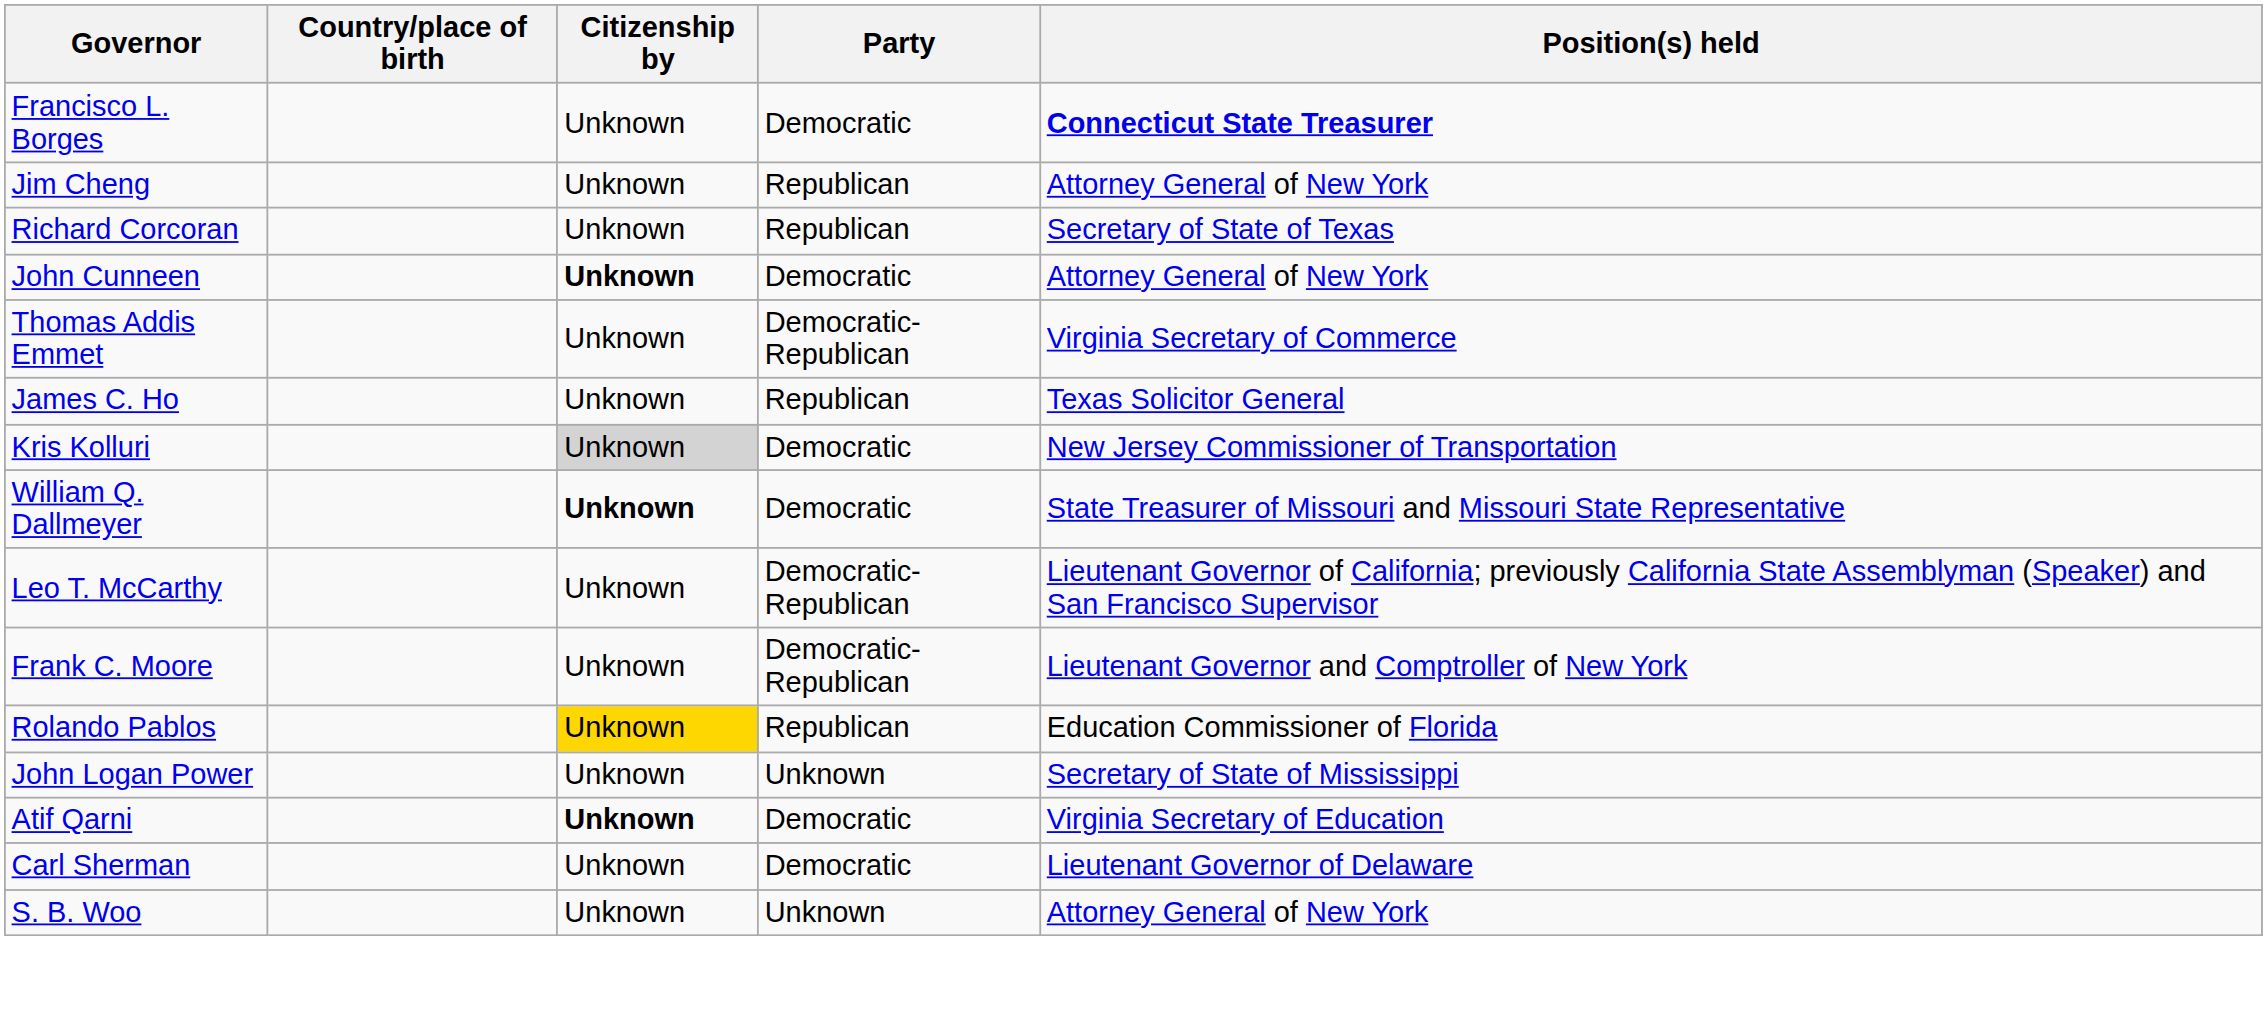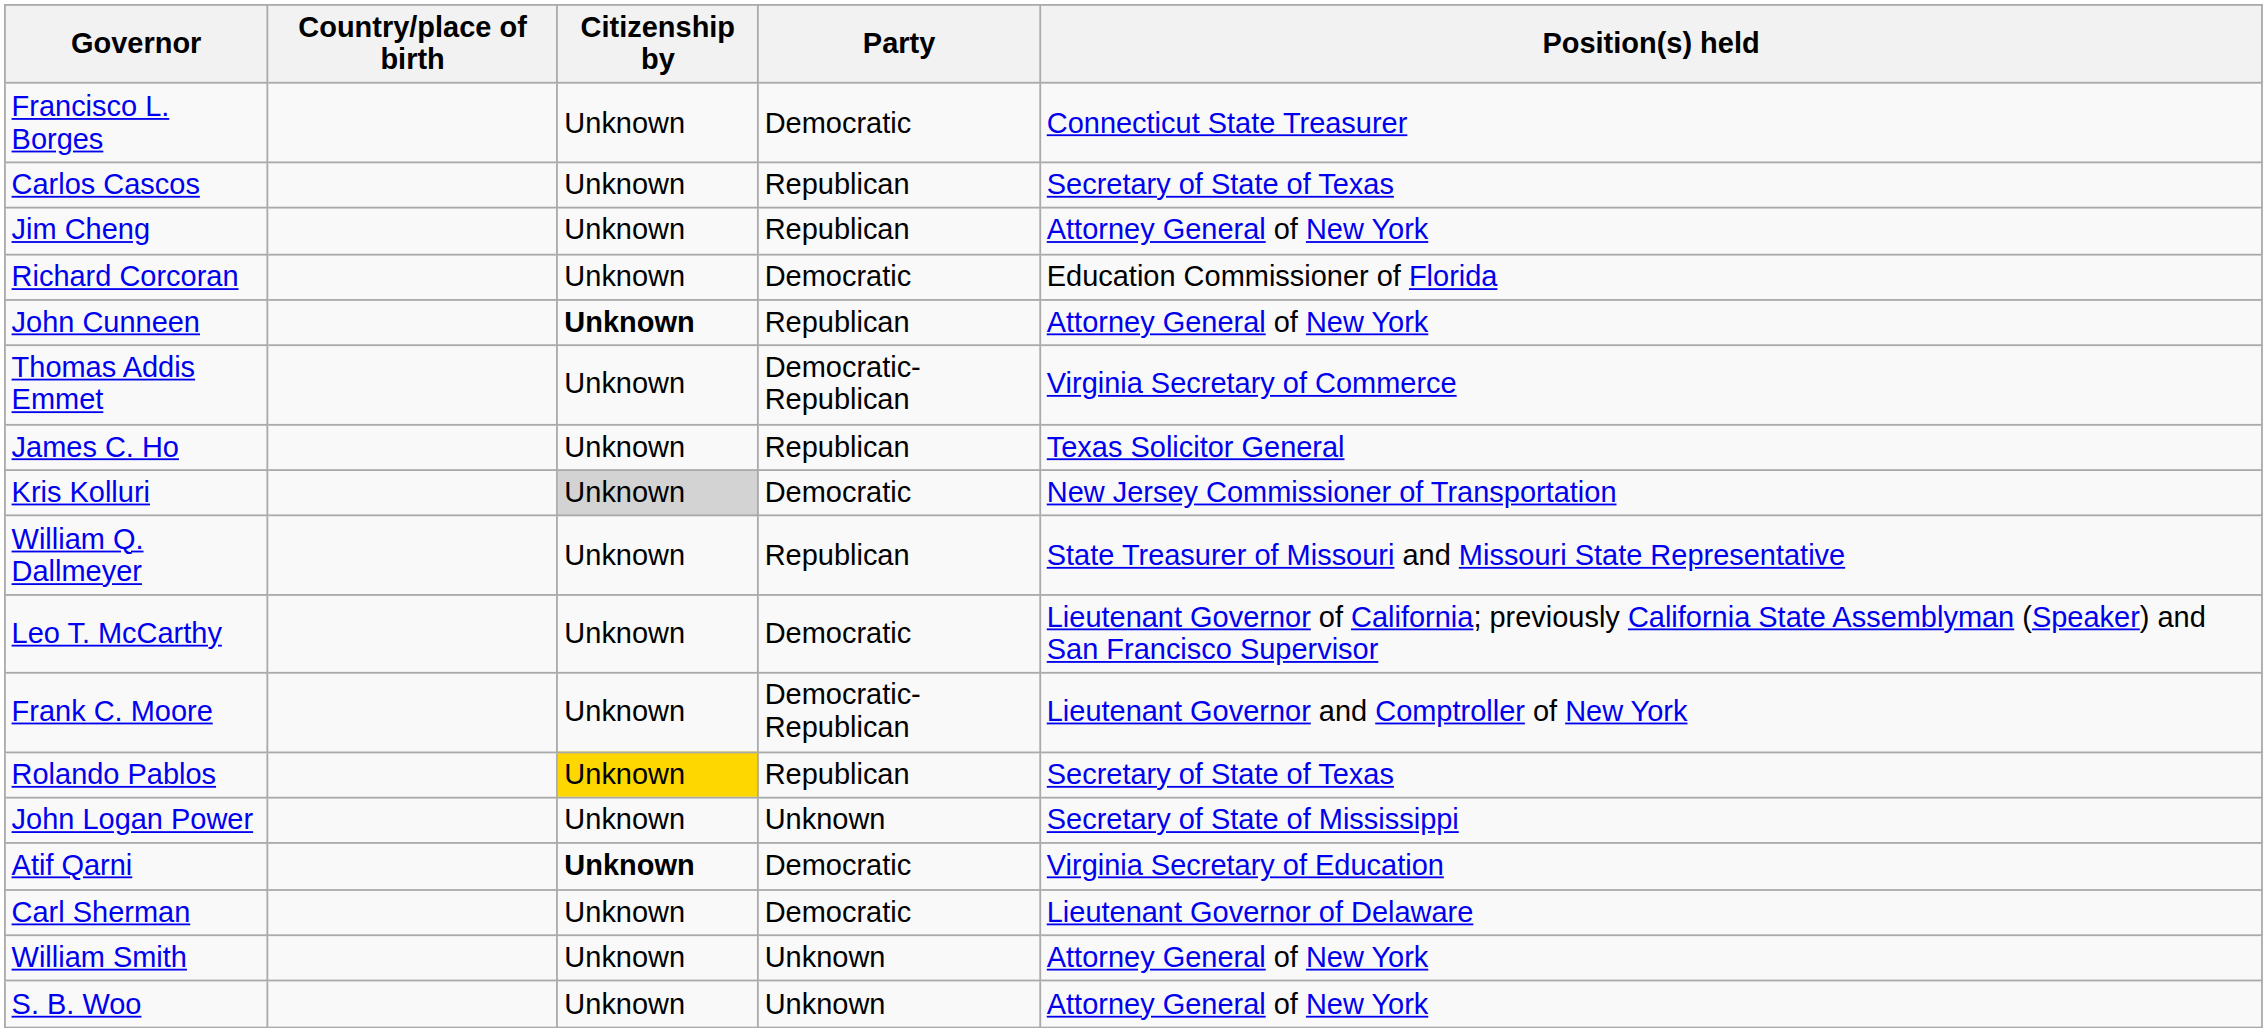(1240, 122) bold -> (1227, 122) normal
+ row: (106, 184)
(837, 230) Republican -> (838, 276) Democratic
(1220, 230) Secretary of State of Texas -> (1272, 276) Education Commissioner of Florida
(838, 276) Democratic -> (837, 322) Republican
(630, 508) bold -> (625, 554) normal
(838, 508) Democratic -> (837, 554) Republican
(843, 587) Democratic-Republican -> (838, 633) Democratic
(1272, 728) Education Commissioner of Florida -> (1220, 774) Secretary of State of Texas
+ row: (99, 957)
